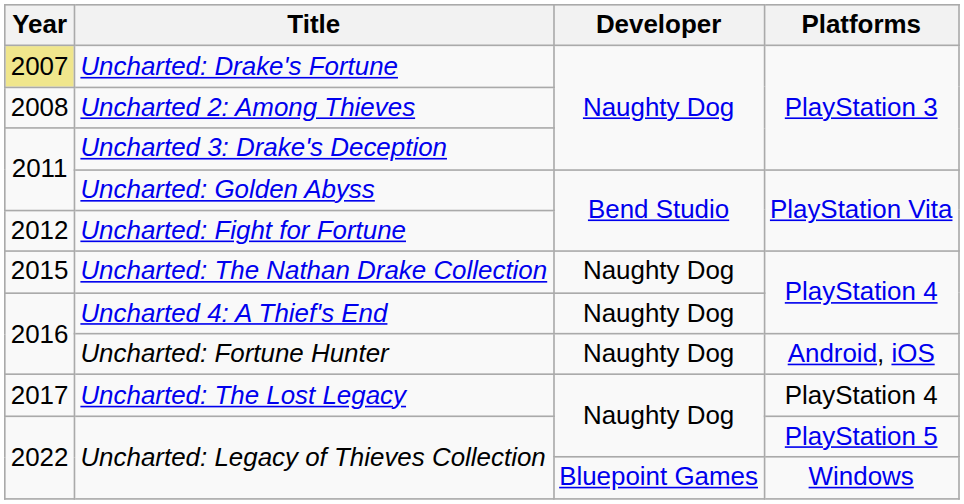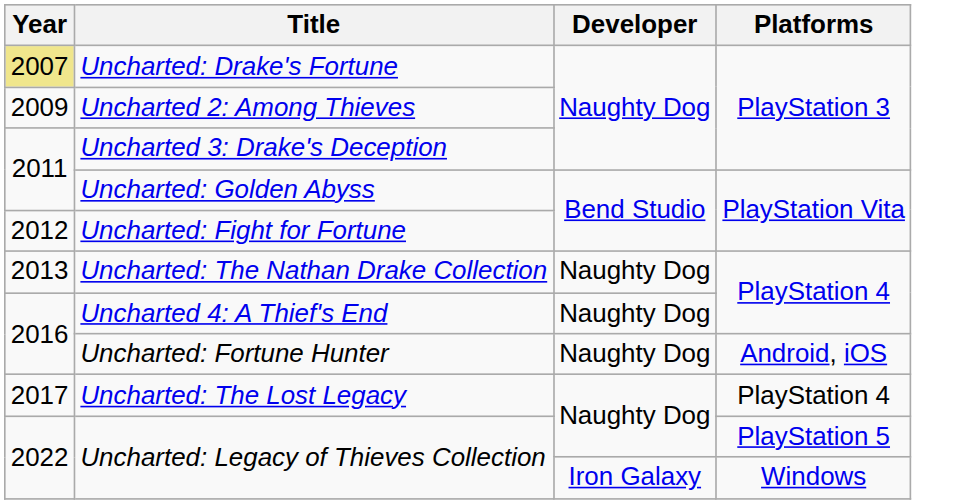(40, 107) 2008 -> (40, 107) 2009
(40, 271) 2015 -> (40, 271) 2013
(659, 477) Bluepoint Games -> (635, 477) Iron Galaxy
